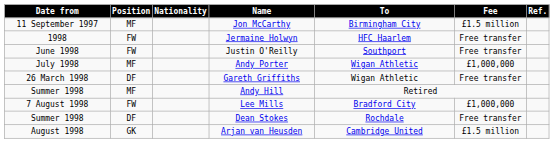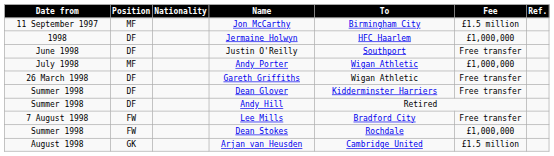(131, 37) FW -> (131, 37) DF
(490, 37) Free transfer -> (490, 37) £1,000,000
(131, 51) FW -> (131, 51) DF
+ row: (262, 91)
(131, 91) MF -> (131, 104) DF
(490, 104) £1,000,000 -> (490, 118) Free transfer
(131, 118) DF -> (131, 131) FW
(490, 118) Free transfer -> (490, 131) £1,000,000
